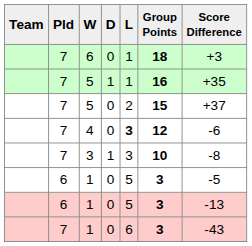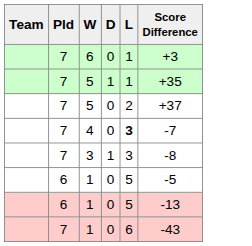- column: (160, 25)
(214, 130) -6 -> (170, 130) -7
